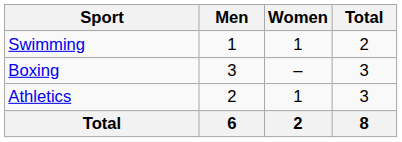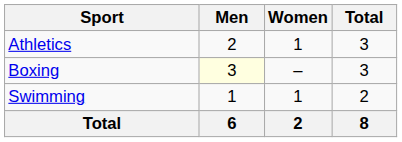rows swapped: (40, 96) <-> (47, 44)
(232, 70) no background -> (232, 70) lightyellow background
